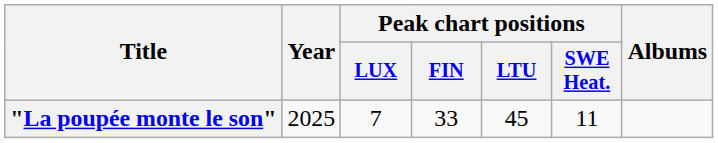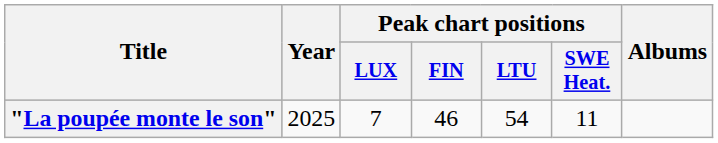(446, 118) 33 -> (446, 118) 46
(517, 118) 45 -> (517, 118) 54
